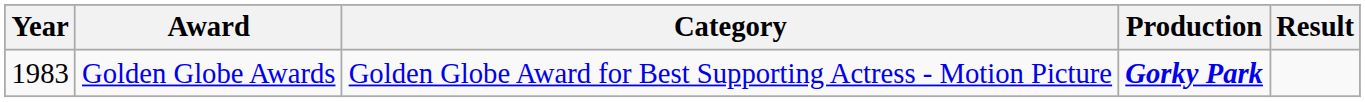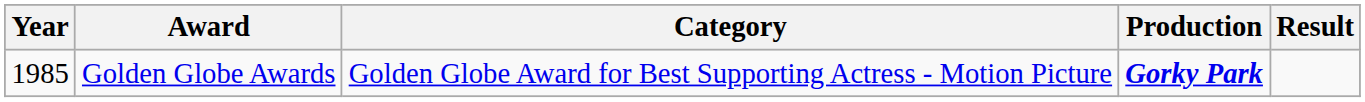(40, 72) 1983 -> (40, 72) 1985
